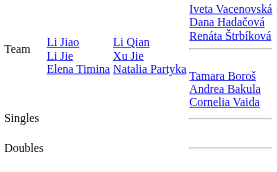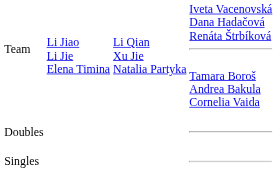rows swapped: (22, 118) <-> (24, 148)
